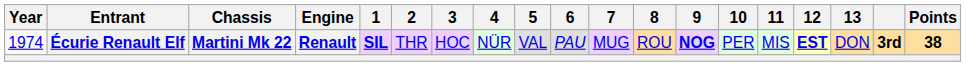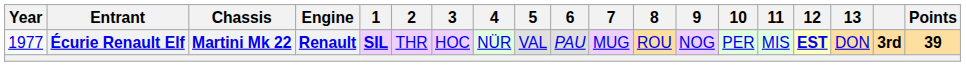(26, 42) 1974 -> (26, 42) 1977
(697, 42) bold -> (697, 42) normal
(933, 42) 38 -> (933, 42) 39
